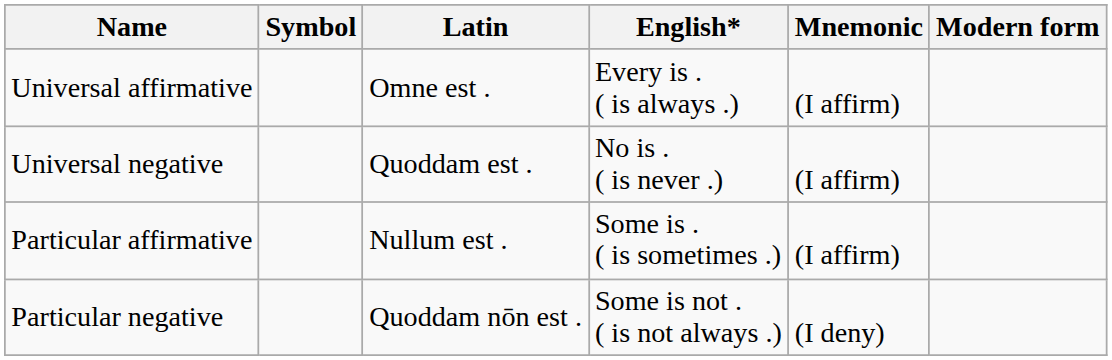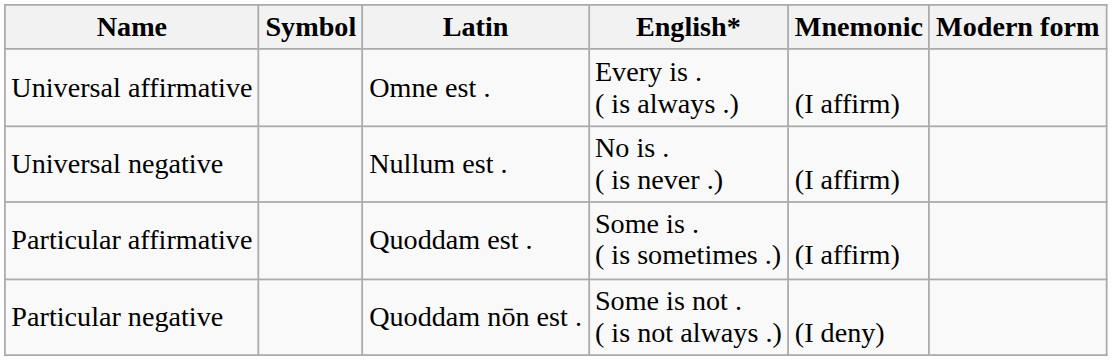(451, 163) Quoddam est . -> (438, 163) Nullum est .
(438, 240) Nullum est . -> (451, 240) Quoddam est .
